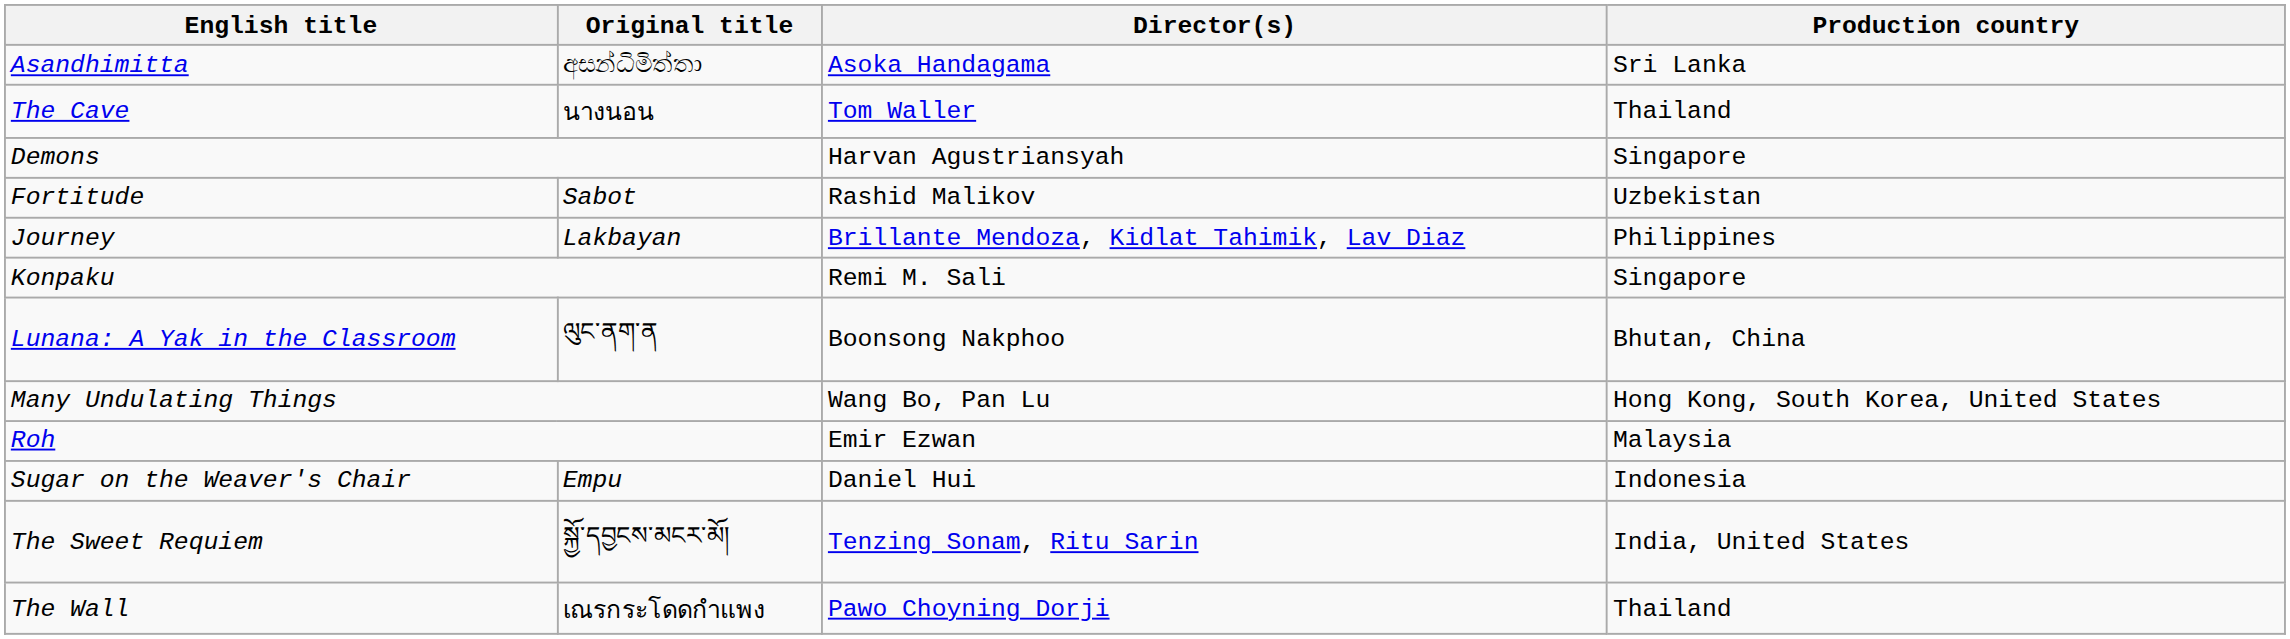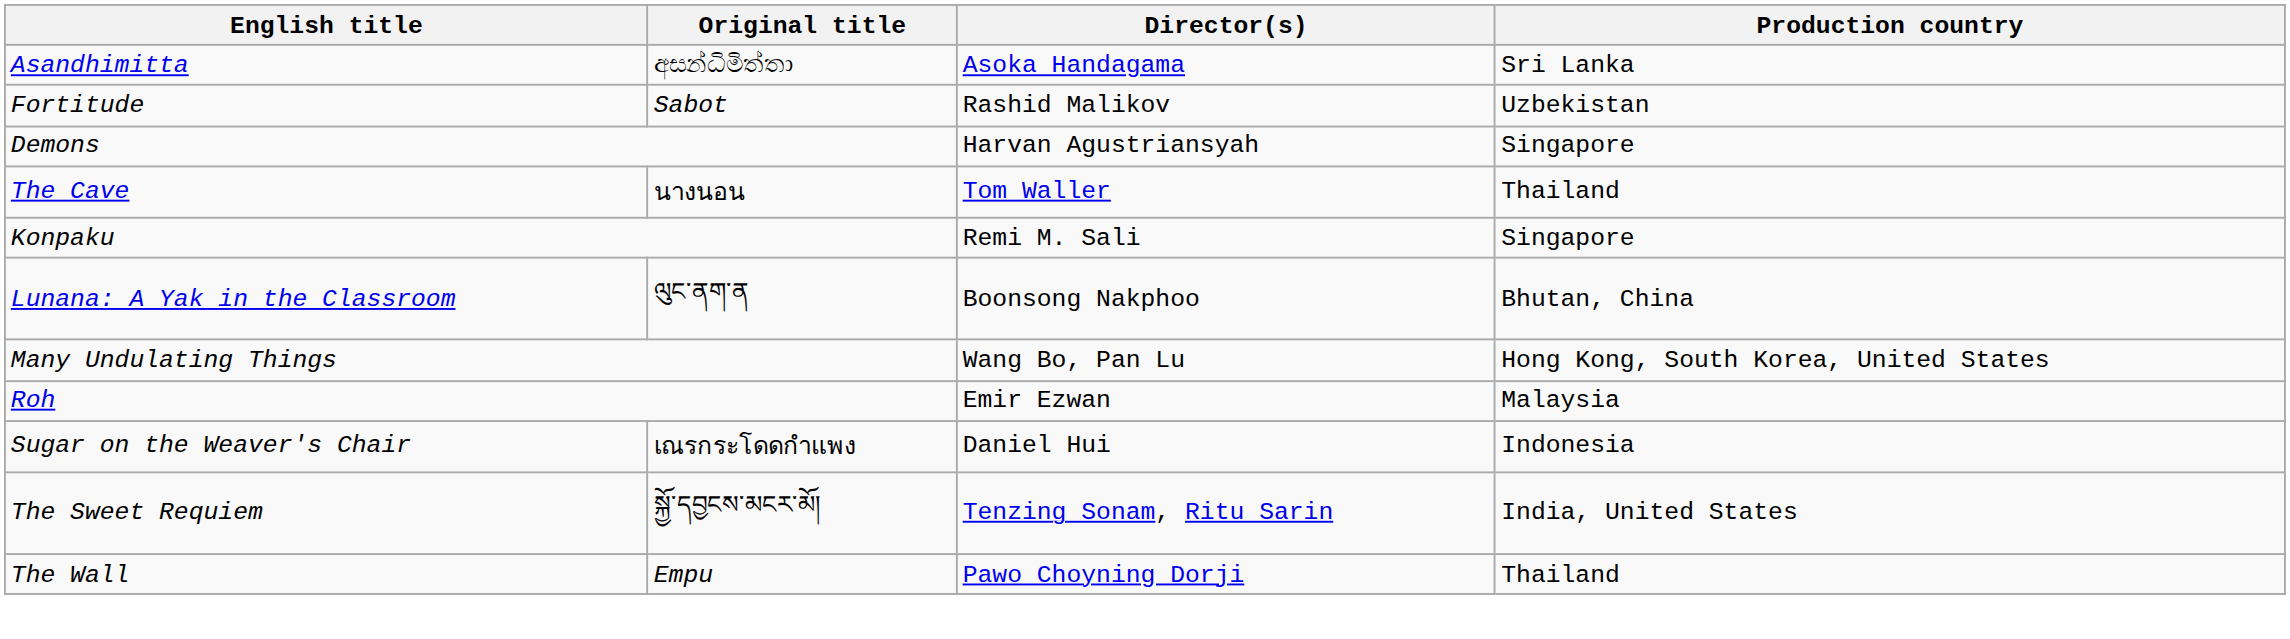rows swapped: (70, 111) <-> (78, 198)
- row: (63, 238)
(592, 481) Empu -> (754, 448) เณรกระโดดกำแพง
(663, 611) เณรกระโดดกำแพง -> (683, 574) Empu
